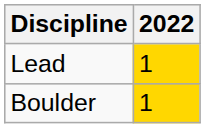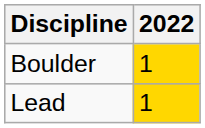rows swapped: (53, 102) <-> (38, 63)
